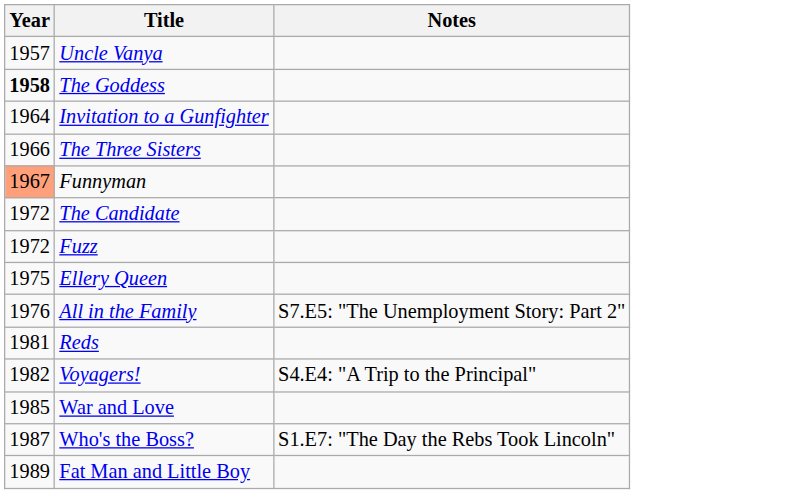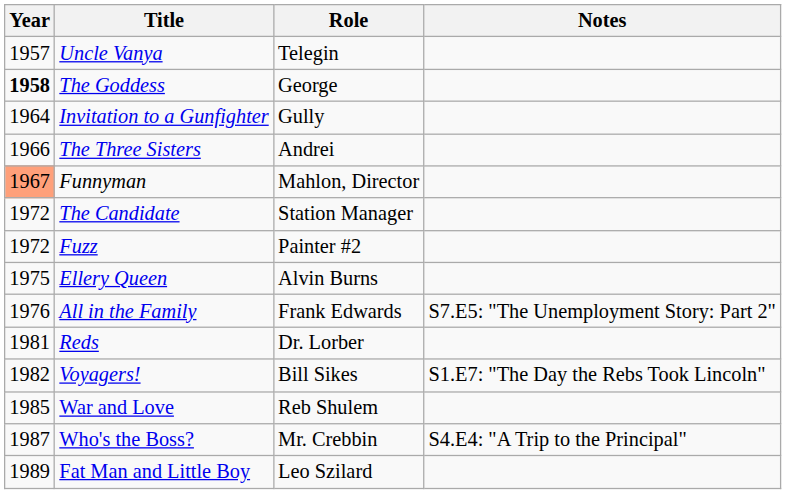+ column: (349, 20)
(407, 375) S4.E4: "A Trip to the Principal" -> (597, 375) S1.E7: "The Day the Rebs Took Lincoln"
(447, 439) S1.E7: "The Day the Rebs Took Lincoln" -> (558, 439) S4.E4: "A Trip to the Principal"
